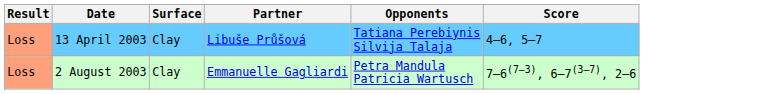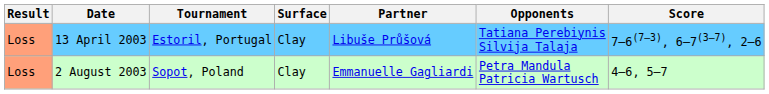+ column: (212, 14)
(514, 40) 4–6, 5–7 -> (686, 40) 7–6(7–3), 6–7(3–7), 2–6
(561, 72) 7–6(7–3), 6–7(3–7), 2–6 -> (639, 72) 4–6, 5–7
